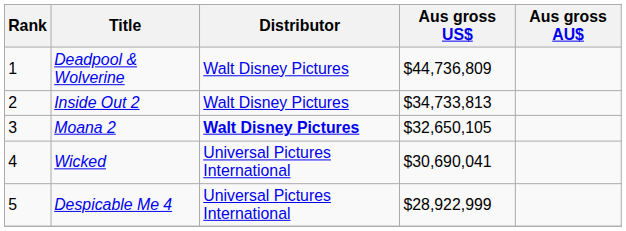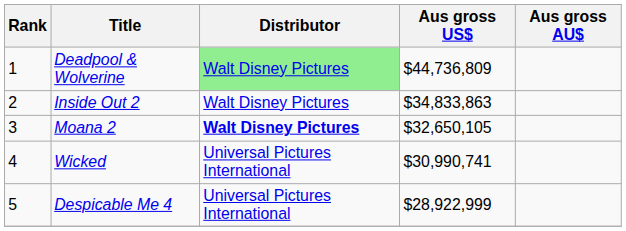(276, 68) no background -> (276, 68) lightgreen background
(448, 102) $34,733,813 -> (448, 102) $34,833,863
(448, 162) $30,690,041 -> (448, 162) $30,990,741
